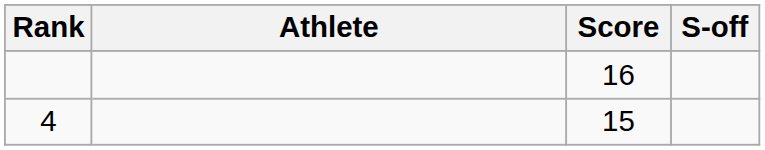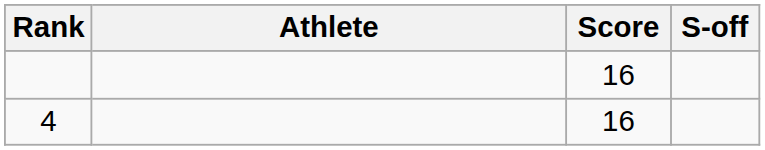(618, 121) 15 -> (618, 121) 16
